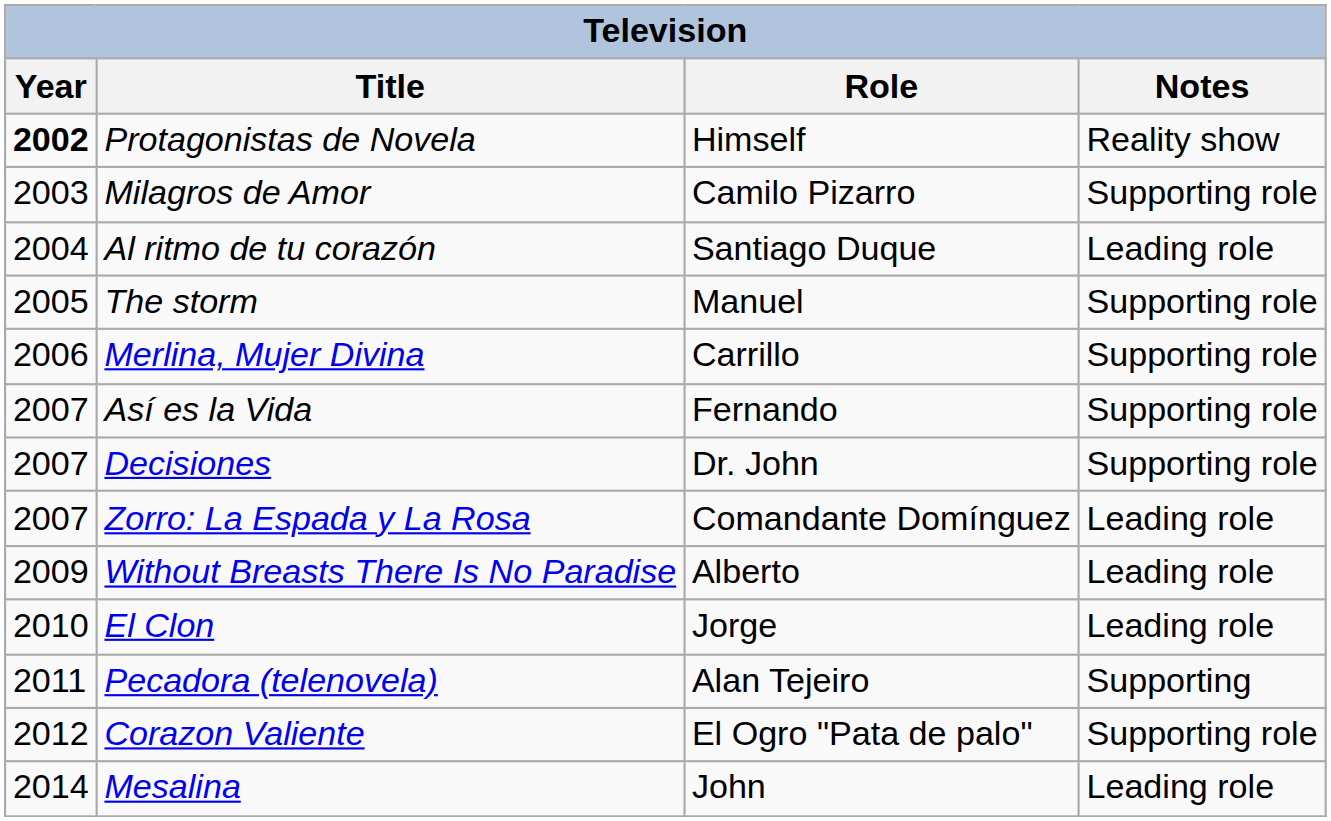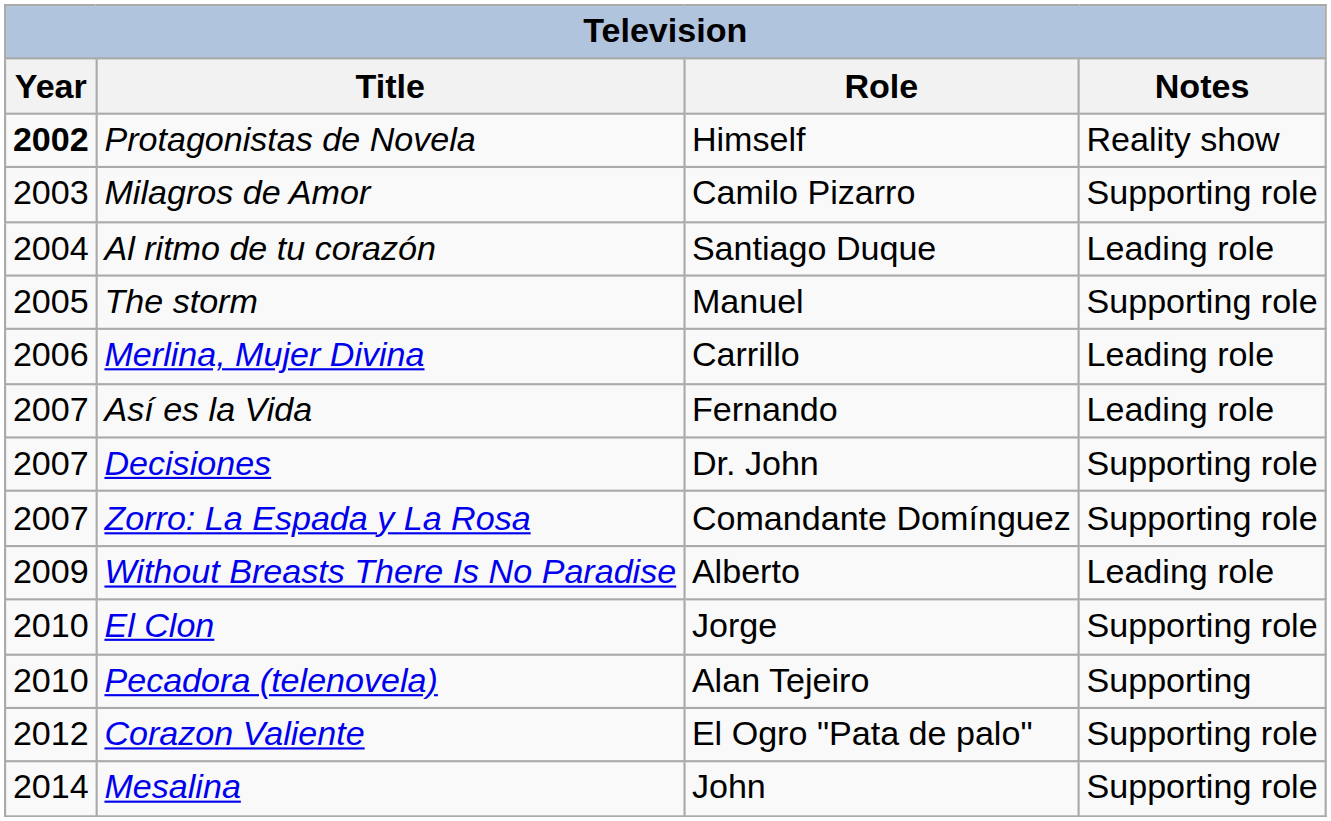(1202, 355) Supporting role -> (1180, 355) Leading role
(1202, 409) Supporting role -> (1180, 409) Leading role
(1180, 517) Leading role -> (1202, 517) Supporting role
(1180, 626) Leading role -> (1202, 626) Supporting role
(50, 680) 2011 -> (51, 680) 2010
(1180, 788) Leading role -> (1202, 788) Supporting role
